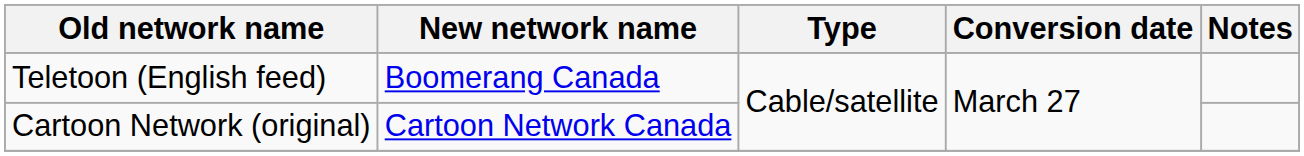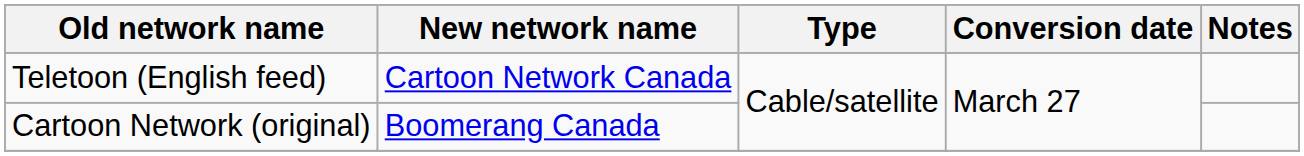(522, 77) Boomerang Canada -> (558, 77) Cartoon Network Canada
(558, 126) Cartoon Network Canada -> (522, 126) Boomerang Canada
